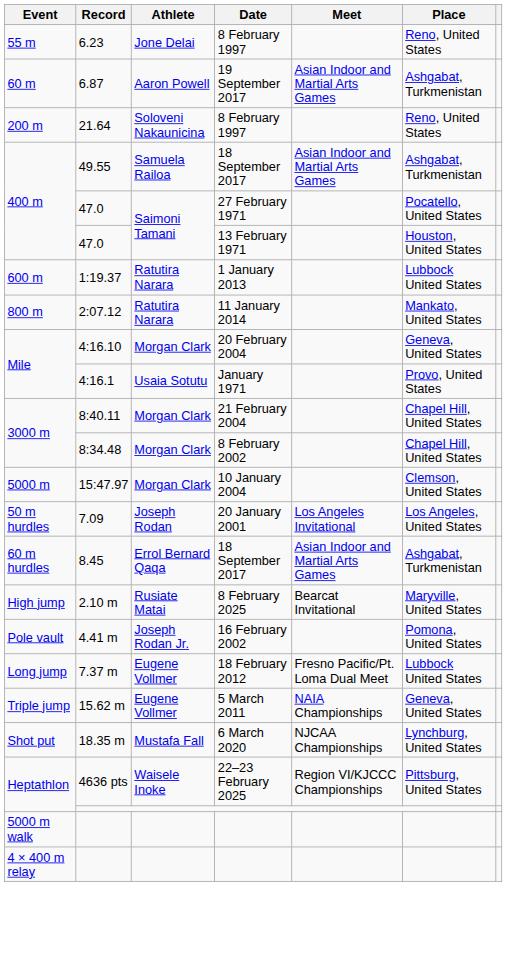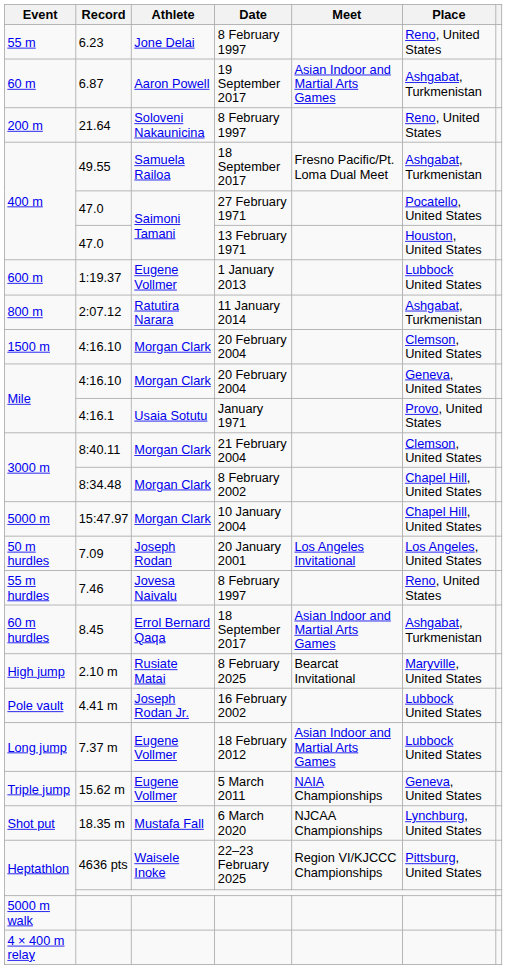(343, 167) Asian Indoor and Martial Arts Games -> (344, 167) Fresno Pacific/Pt. Loma Dual Meet
(157, 278) Ratutira Narara -> (156, 278) Eugene Vollmer
(443, 312) Mankato, United States -> (444, 312) Ashgabat, Turkmenistan
+ row: (29, 347)
(443, 416) Chapel Hill, United States -> (443, 450) Clemson, United States
(443, 485) Clemson, United States -> (443, 519) Chapel Hill, United States
+ row: (28, 588)
(443, 637) Pomona, United States -> (443, 706) Lubbock United States
(344, 671) Fresno Pacific/Pt. Loma Dual Meet -> (343, 747) Asian Indoor and Martial Arts Games
